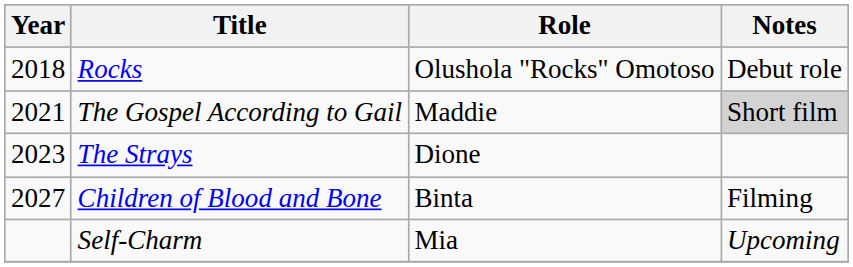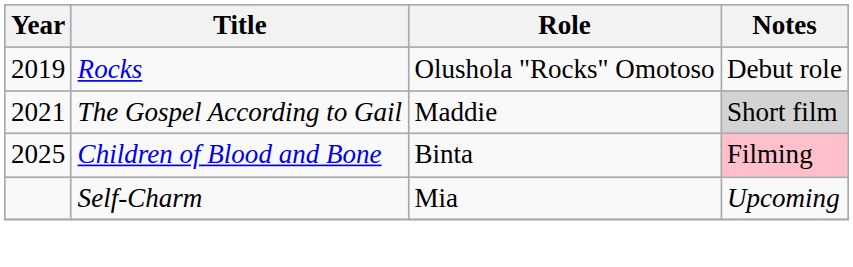(38, 68) 2018 -> (38, 68) 2019
- row: (135, 154)
(38, 197) 2027 -> (38, 154) 2025
(770, 197) no background -> (770, 154) pink background
